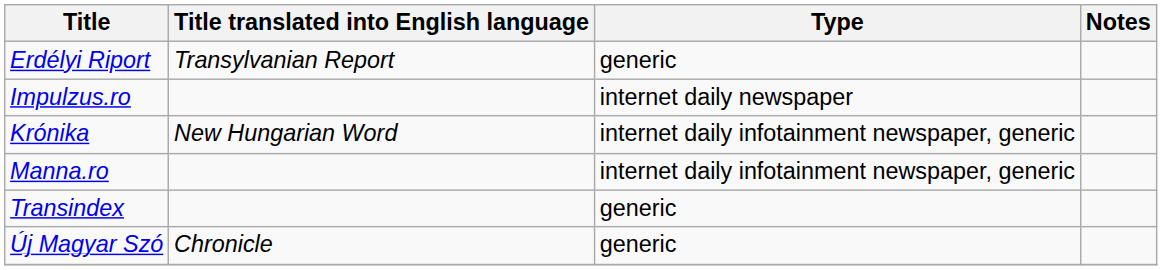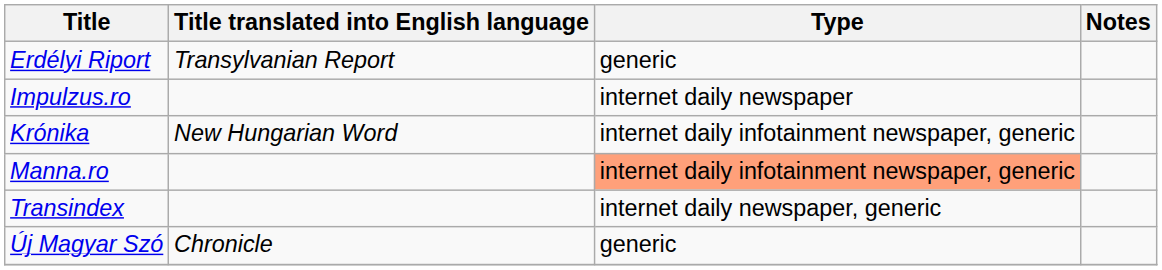(837, 171) no background -> (837, 171) lightsalmon background
(638, 208) generic -> (771, 208) internet daily newspaper, generic
